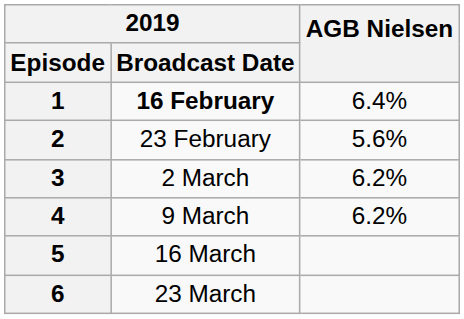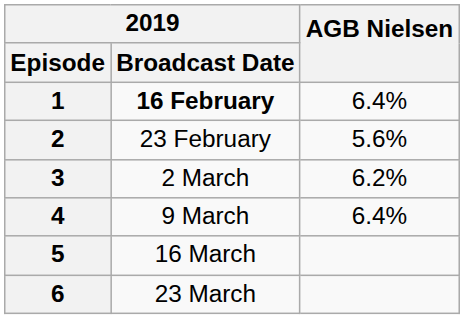(379, 216) 6.2% -> (379, 216) 6.4%
